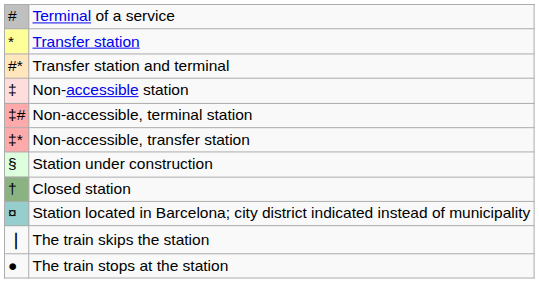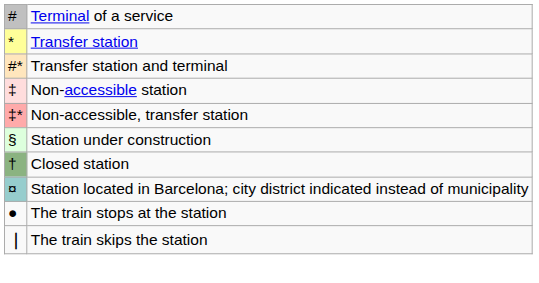- row: (142, 115)
rows swapped: (130, 265) <-> (121, 239)
